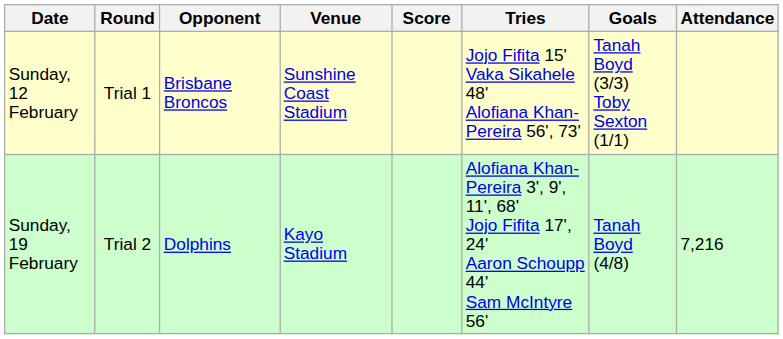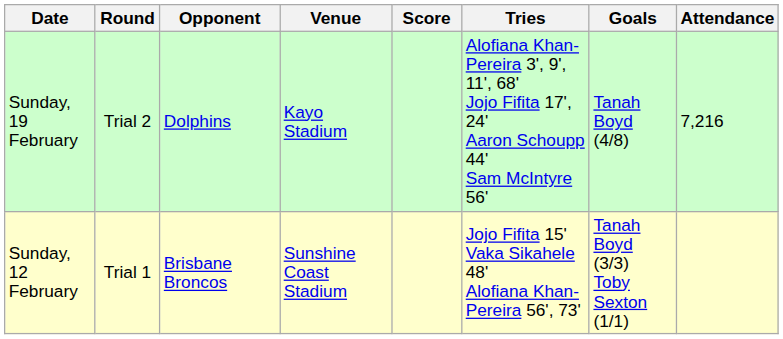rows swapped: (43, 93) <-> (43, 244)
